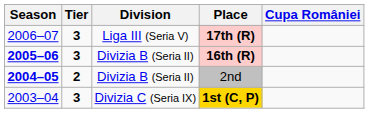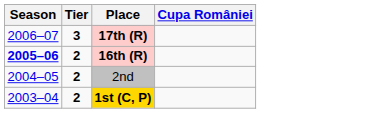- column: (145, 15)
(77, 57) 3 -> (77, 57) 2
(33, 77) bold -> (33, 77) normal
(77, 98) 3 -> (77, 98) 2
